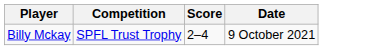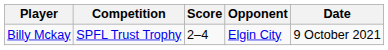+ column: (258, 14)
